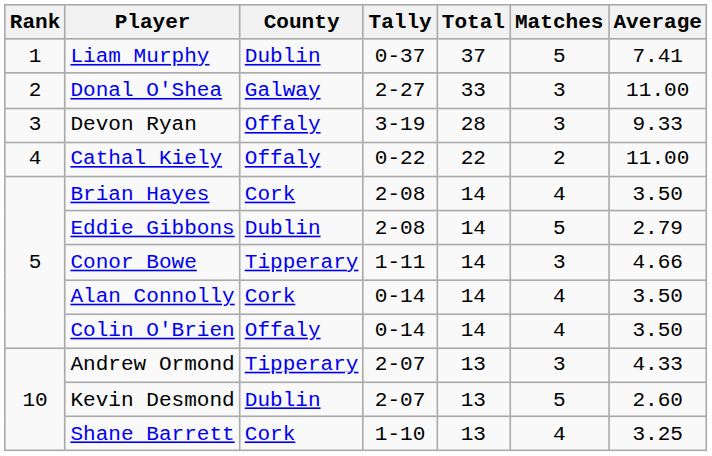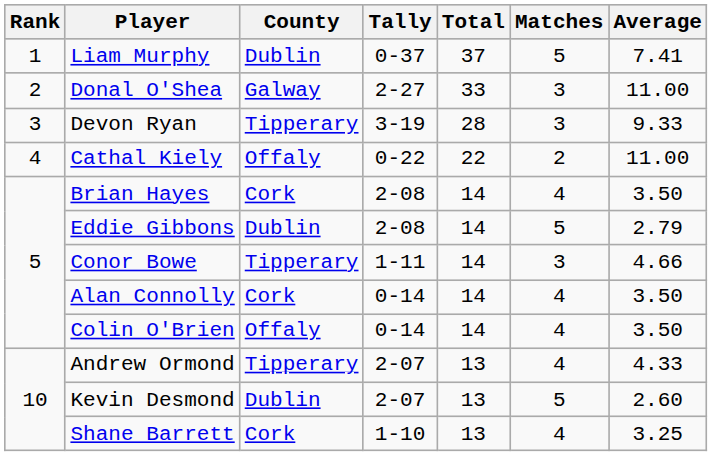(283, 125) Offaly -> (302, 125) Tipperary
(559, 365) 3 -> (559, 365) 4
